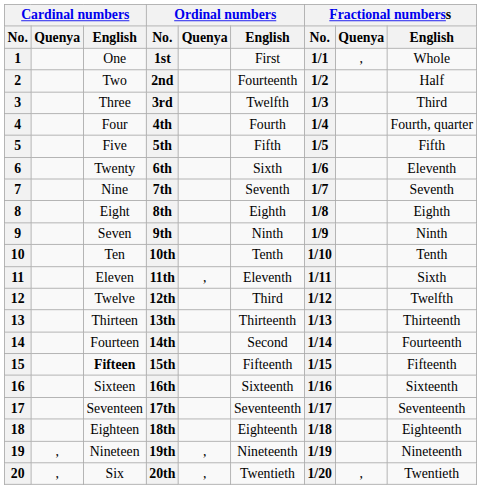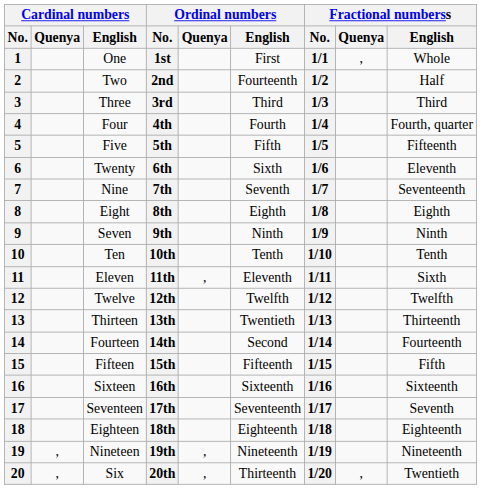(267, 102) Twelfth -> (268, 102) Third
(432, 146) Fifth -> (432, 146) Fifteenth
(432, 189) Seventh -> (432, 189) Seventeenth
(268, 299) Third -> (267, 299) Twelfth
(268, 320) Thirteenth -> (267, 320) Twentieth
(115, 364) bold -> (115, 364) normal
(432, 364) Fifteenth -> (432, 364) Fifth
(432, 408) Seventeenth -> (432, 408) Seventh
(267, 473) Twentieth -> (268, 473) Thirteenth
